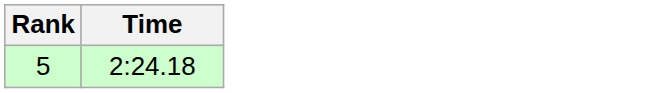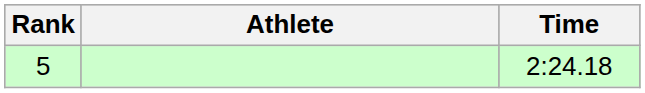+ column: (290, 25)
